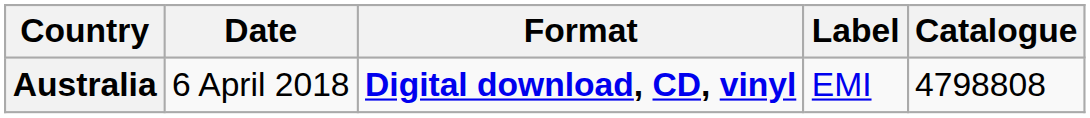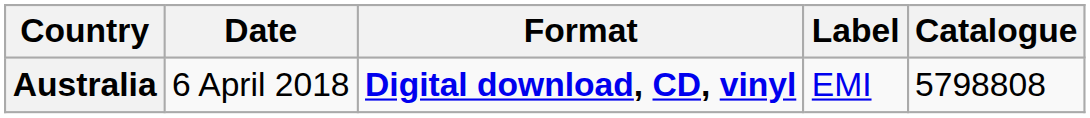(980, 84) 4798808 -> (980, 84) 5798808
